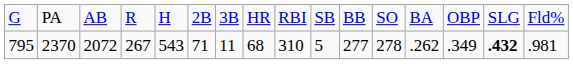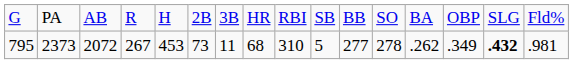(59, 44) 2370 -> (59, 44) 2373
(171, 44) 543 -> (171, 44) 453
(200, 44) 71 -> (200, 44) 73
